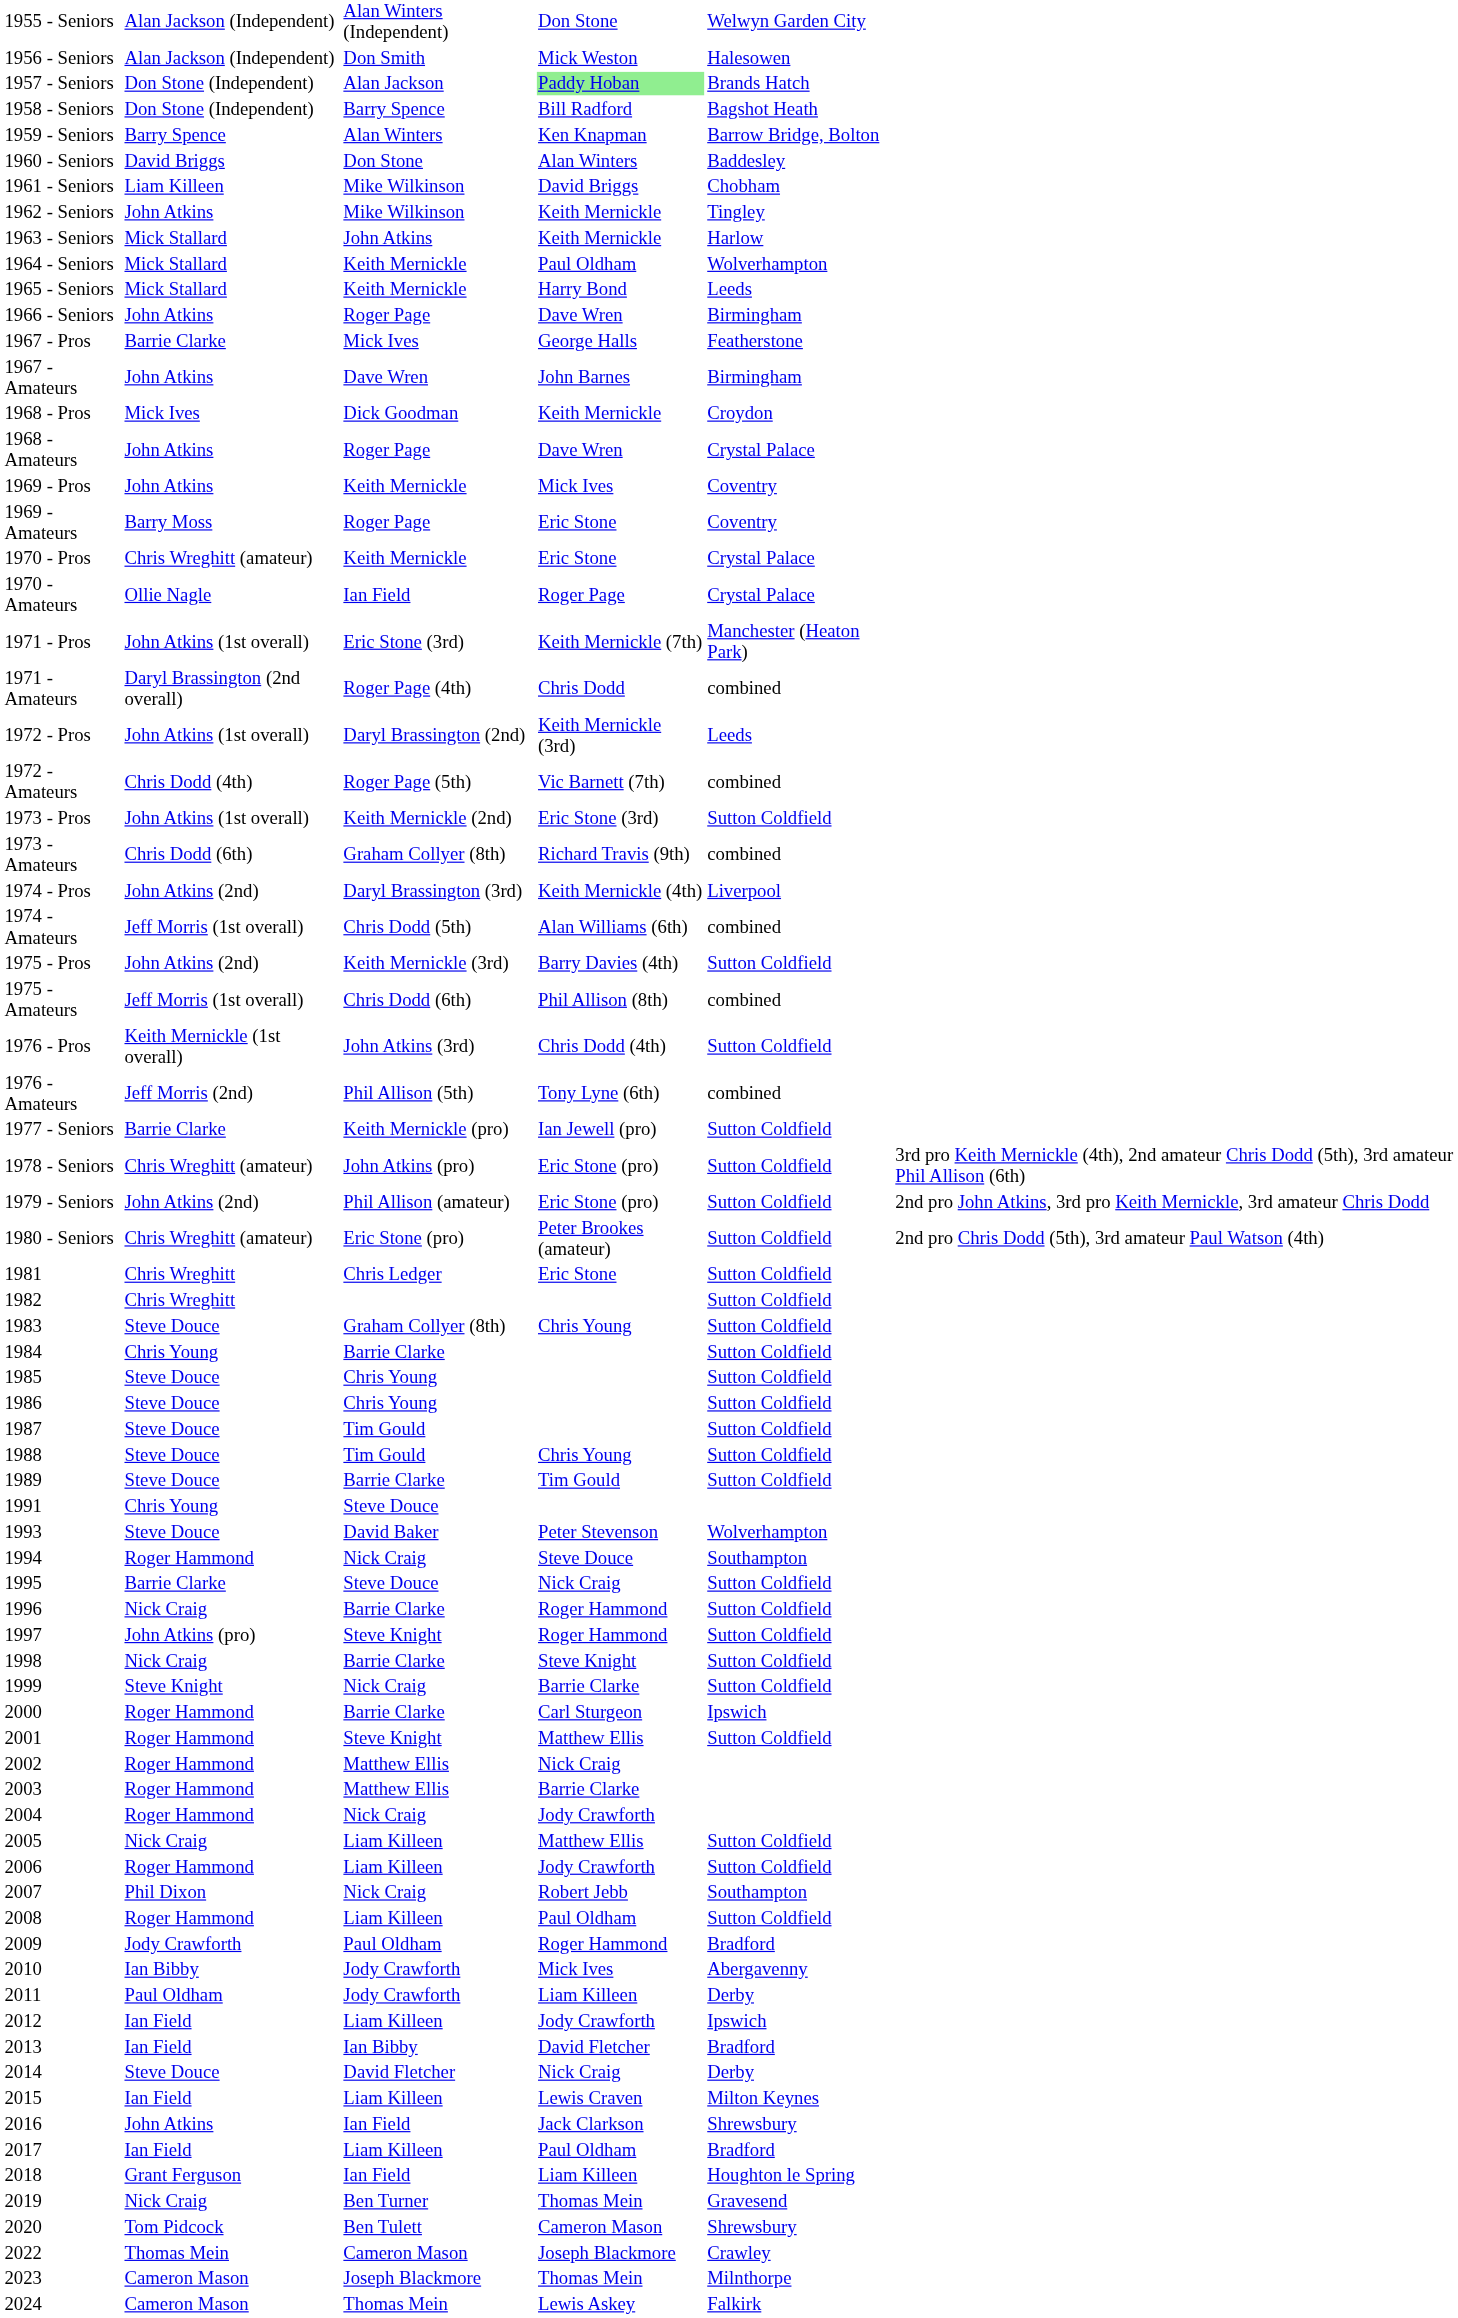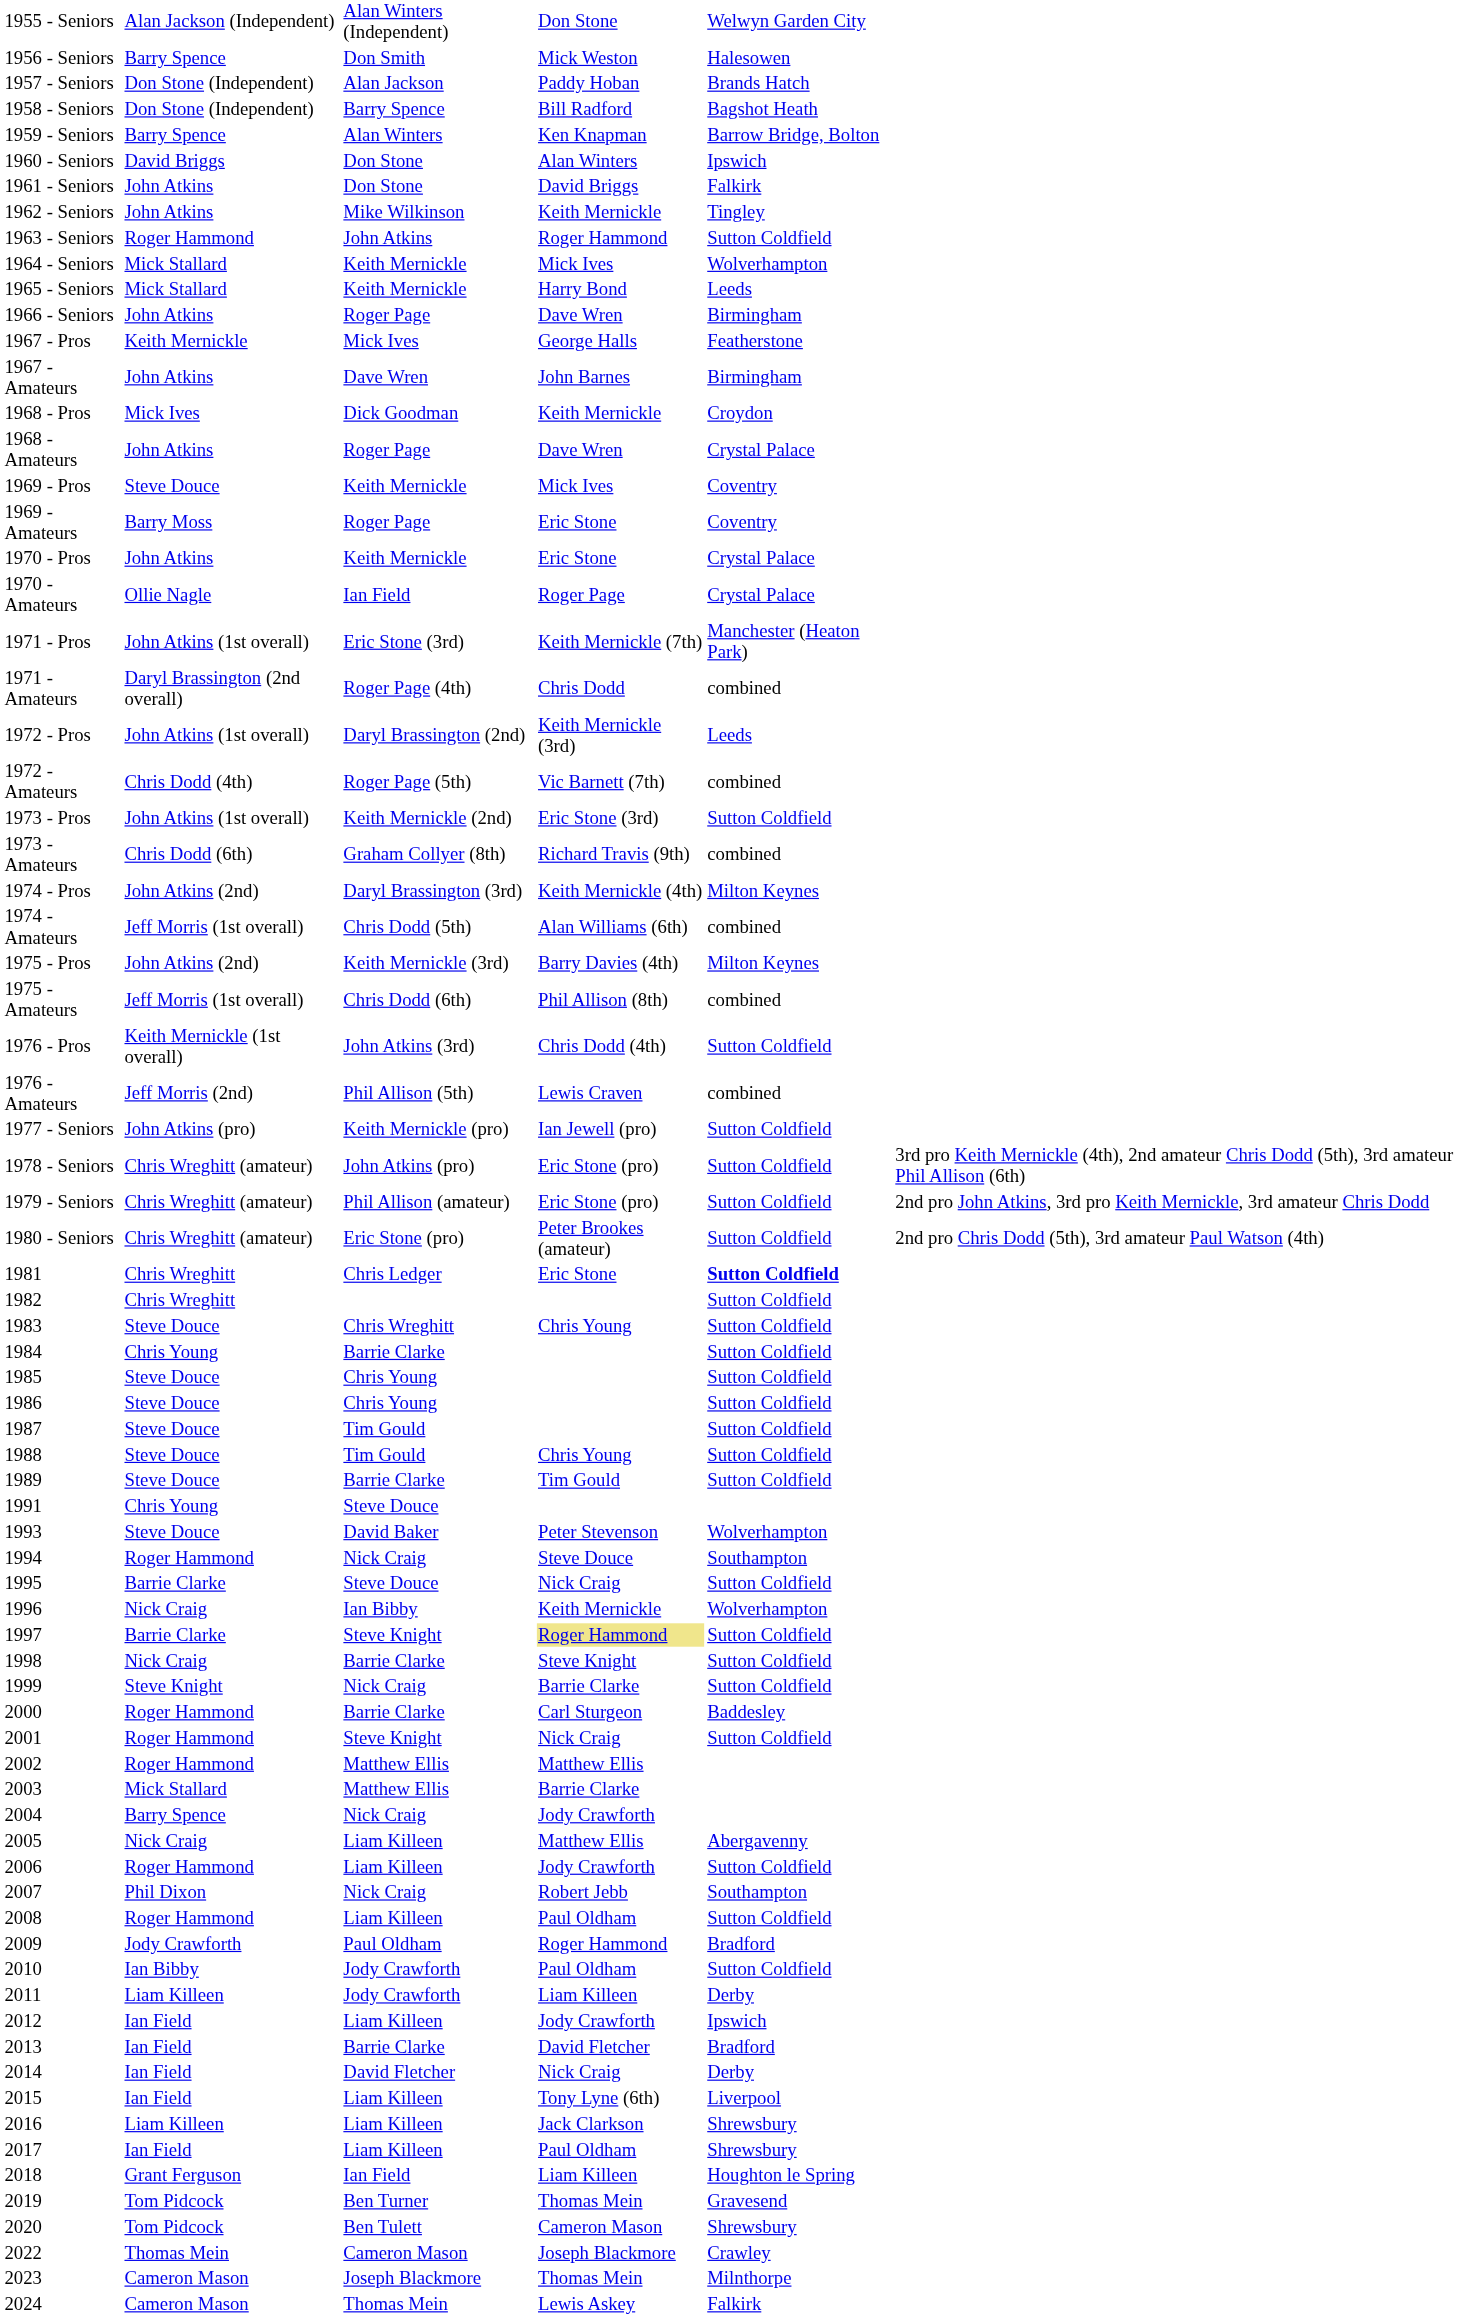(229, 57) Alan Jackson (Independent) -> (175, 57) Barry Spence
(589, 83) lightgreen background -> (589, 83) no background
(746, 160) Baddesley -> (737, 160) Ipswich
(174, 186) Liam Killeen -> (169, 186) John Atkins
(404, 186) Mike Wilkinson -> (383, 186) Don Stone
(744, 186) Chobham -> (734, 186) Falkirk
(176, 237) Mick Stallard -> (189, 237) Roger Hammond
(600, 237) Keith Mernickle -> (603, 237) Roger Hammond
(735, 237) Harlow -> (769, 237) Sutton Coldfield
(587, 263) Paul Oldham -> (576, 263) Mick Ives
(175, 340) Barrie Clarke -> (186, 340) Keith Mernickle
(169, 485) John Atkins -> (172, 485) Steve Douce
(219, 558) Chris Wreghitt (amateur) -> (169, 558) John Atkins
(744, 890) Liverpool -> (763, 890) Milton Keynes
(769, 963) Sutton Coldfield -> (763, 963) Milton Keynes
(599, 1093) Tony Lyne (6th) -> (590, 1093) Lewis Craven
(175, 1129) Barrie Clarke -> (190, 1129) John Atkins (pro)
(192, 1202) John Atkins (2nd) -> (219, 1202) Chris Wreghitt (amateur)
(769, 1274) normal -> (773, 1274) bold
(424, 1326) Graham Collyer (8th) -> (399, 1326) Chris Wreghitt
(394, 1609) Barrie Clarke -> (381, 1609) Ian Bibby
(603, 1609) Roger Hammond -> (600, 1609) Keith Mernickle
(769, 1609) Sutton Coldfield -> (767, 1609) Wolverhampton
(190, 1634) John Atkins (pro) -> (175, 1634) Barrie Clarke
(603, 1634) no background -> (603, 1634) khaki background
(737, 1712) Ipswich -> (746, 1712) Baddesley
(591, 1737) Matthew Ellis -> (579, 1737) Nick Craig
(579, 1763) Nick Craig -> (591, 1763) Matthew Ellis
(189, 1789) Roger Hammond -> (176, 1789) Mick Stallard
(189, 1815) Roger Hammond -> (175, 1815) Barry Spence
(769, 1840) Sutton Coldfield -> (757, 1840) Abergavenny
(576, 1969) Mick Ives -> (587, 1969) Paul Oldham
(757, 1969) Abergavenny -> (769, 1969) Sutton Coldfield
(174, 1995) Paul Oldham -> (174, 1995) Liam Killeen
(381, 2046) Ian Bibby -> (394, 2046) Barrie Clarke
(172, 2072) Steve Douce -> (158, 2072) Ian Field
(590, 2098) Lewis Craven -> (599, 2098) Tony Lyne (6th)
(763, 2098) Milton Keynes -> (744, 2098) Liverpool
(169, 2123) John Atkins -> (174, 2123) Liam Killeen
(377, 2123) Ian Field -> (393, 2123) Liam Killeen
(741, 2149) Bradford -> (752, 2149) Shrewsbury
(166, 2201) Nick Craig -> (174, 2201) Tom Pidcock
